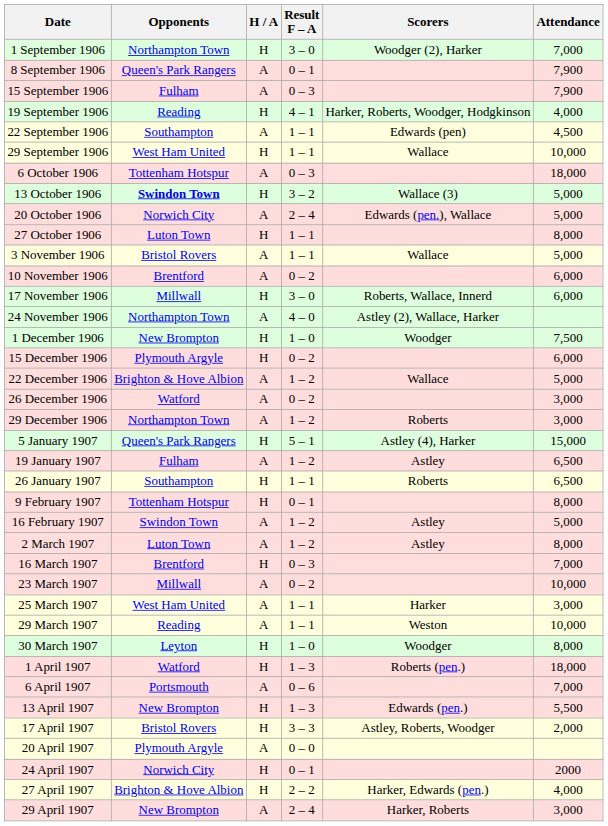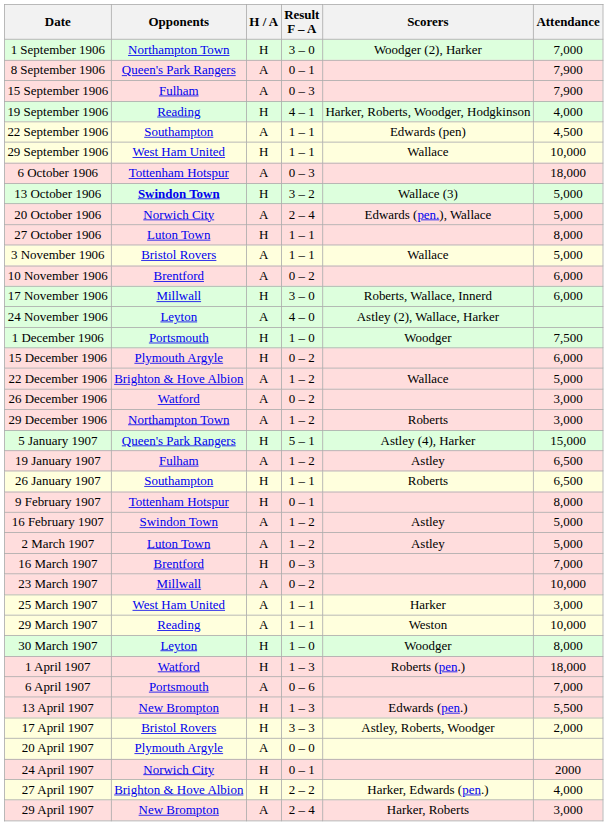(179, 317) Northampton Town -> (179, 317) Leyton
(179, 337) New Brompton -> (179, 337) Portsmouth
(568, 543) 8,000 -> (568, 543) 5,000
